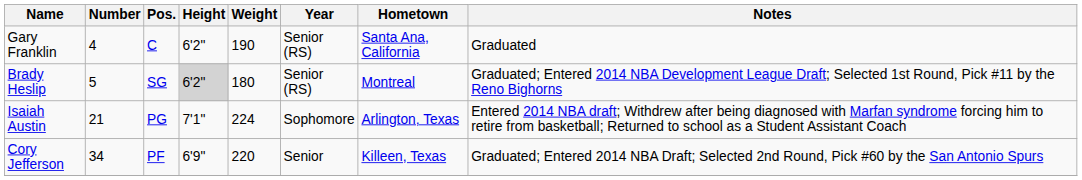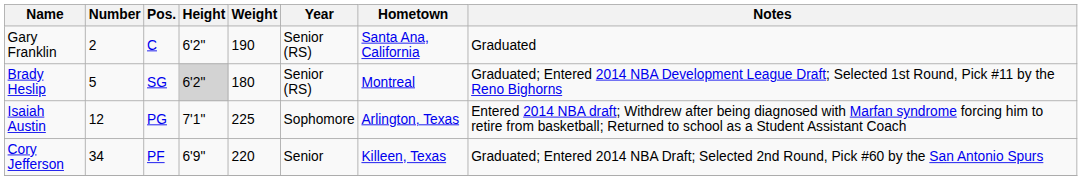(93, 44) 4 -> (93, 44) 2
(96, 119) 21 -> (96, 119) 12
(243, 119) 224 -> (243, 119) 225
